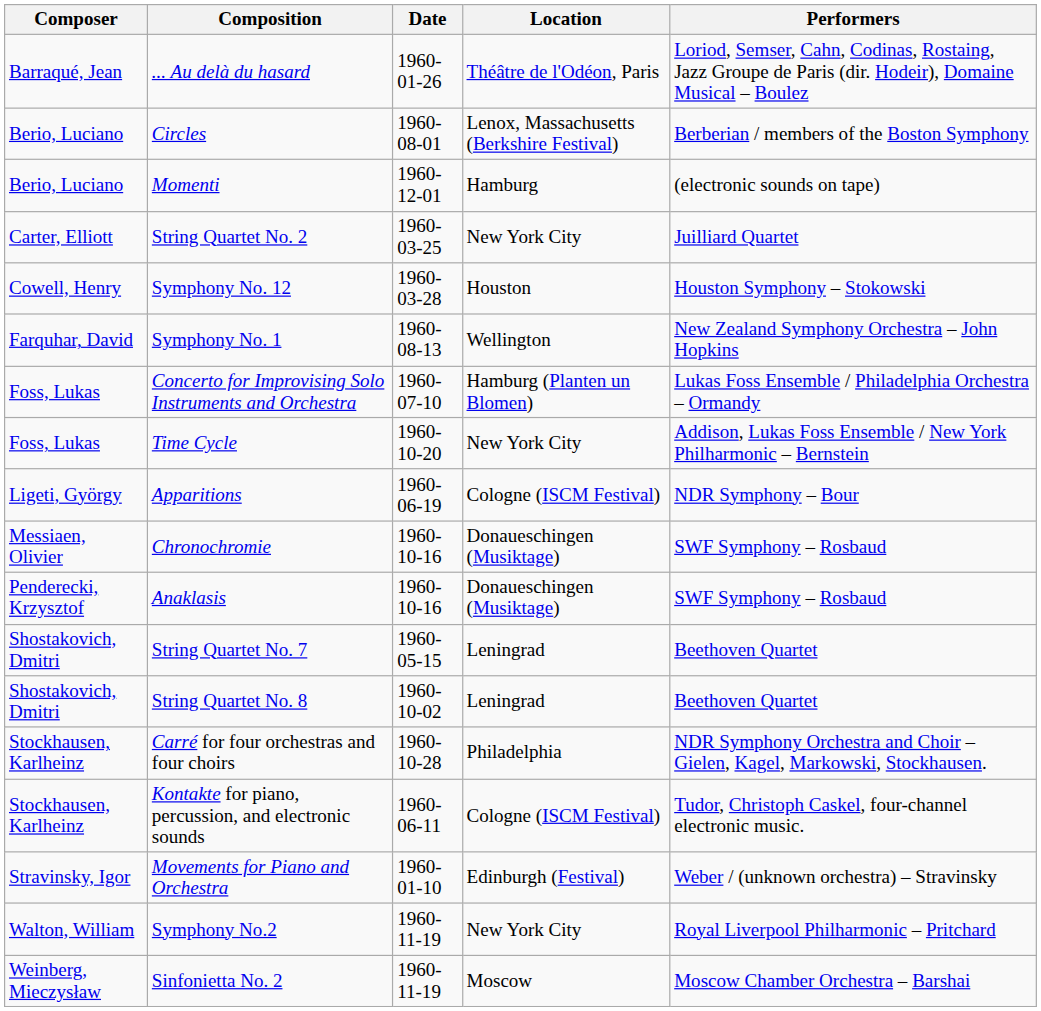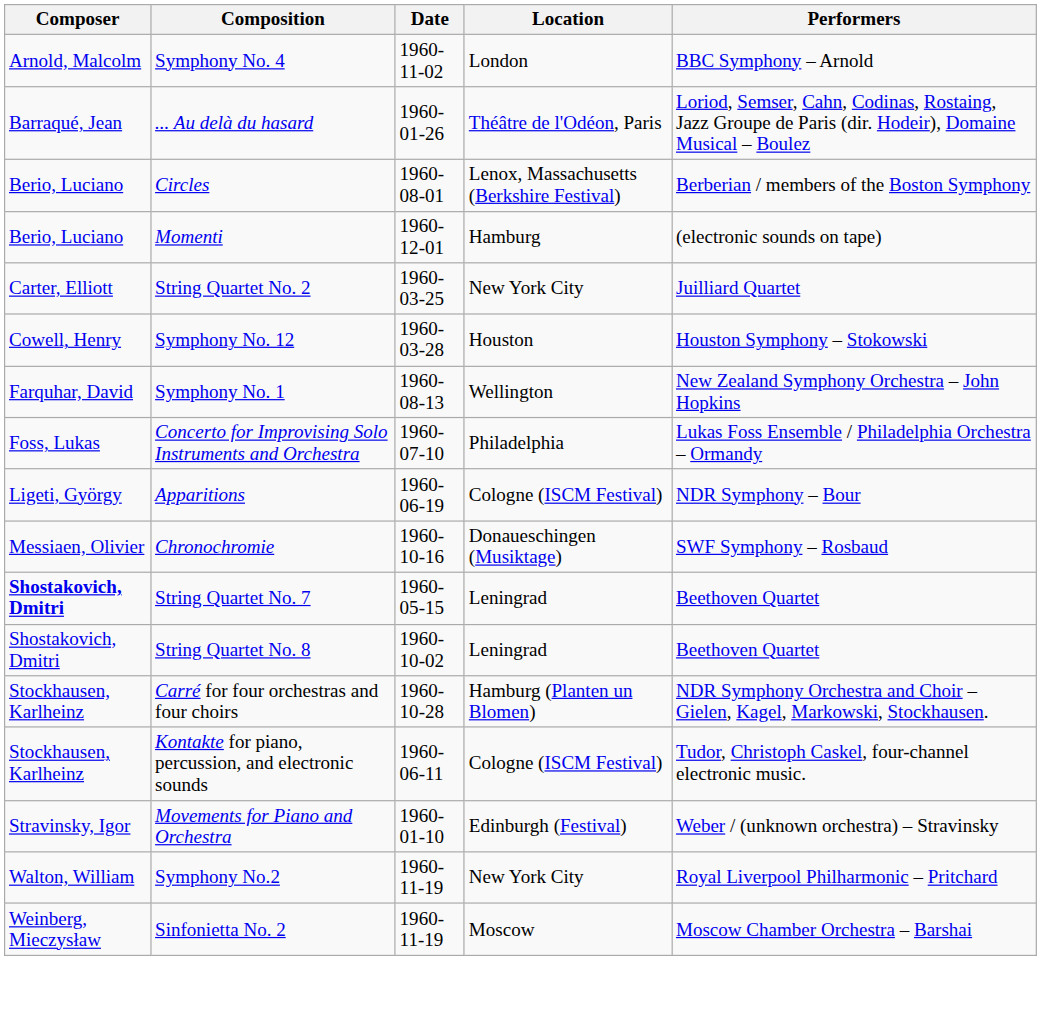+ row: (220, 60)
(548, 391) Hamburg (Planten un Blomen) -> (516, 443) Philadelphia
- row: (194, 443)
- row: (189, 598)
(63, 649) normal -> (65, 598) bold
(514, 752) Philadelphia -> (551, 701) Hamburg (Planten un Blomen)
